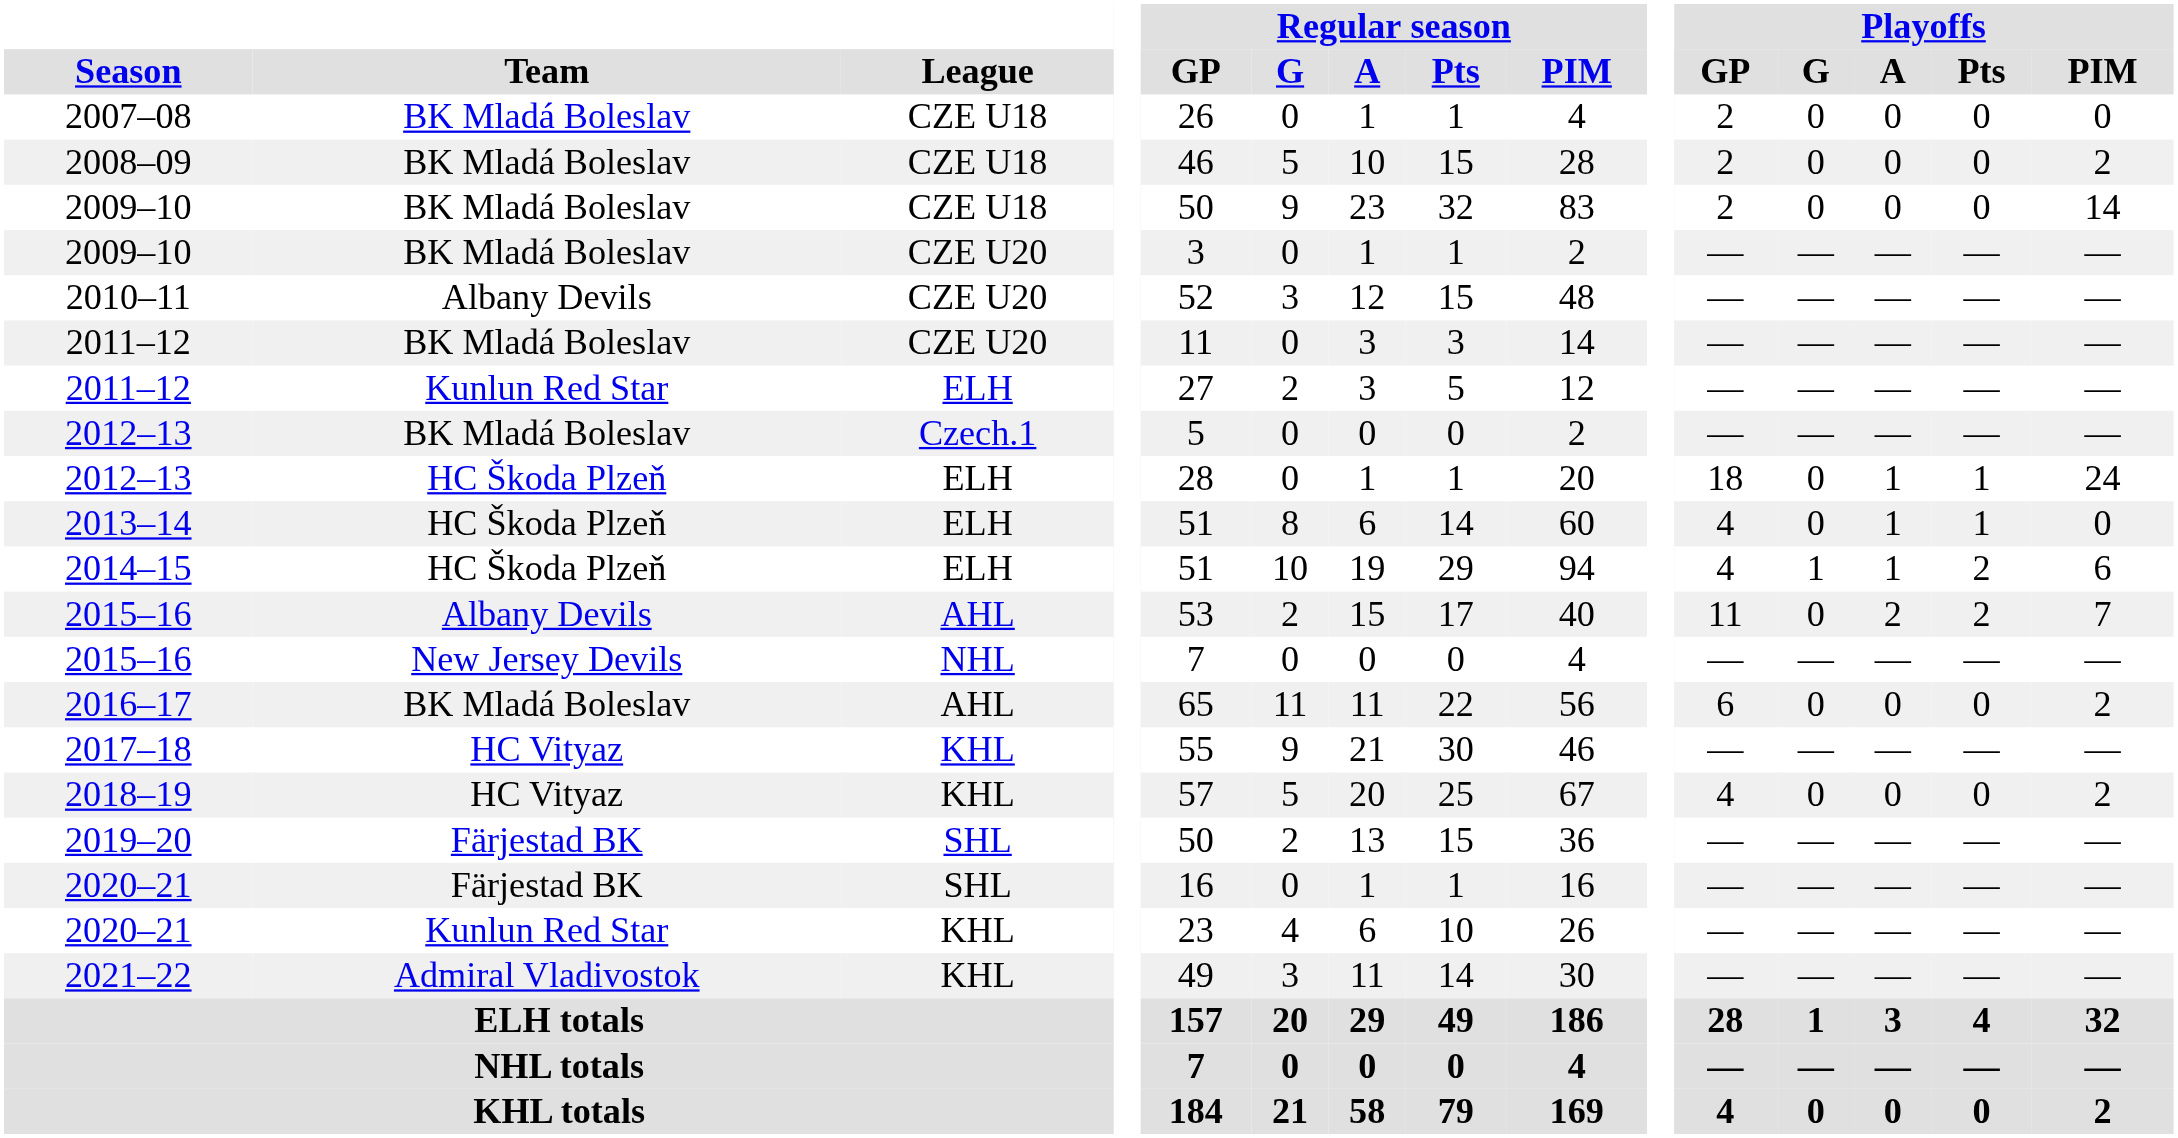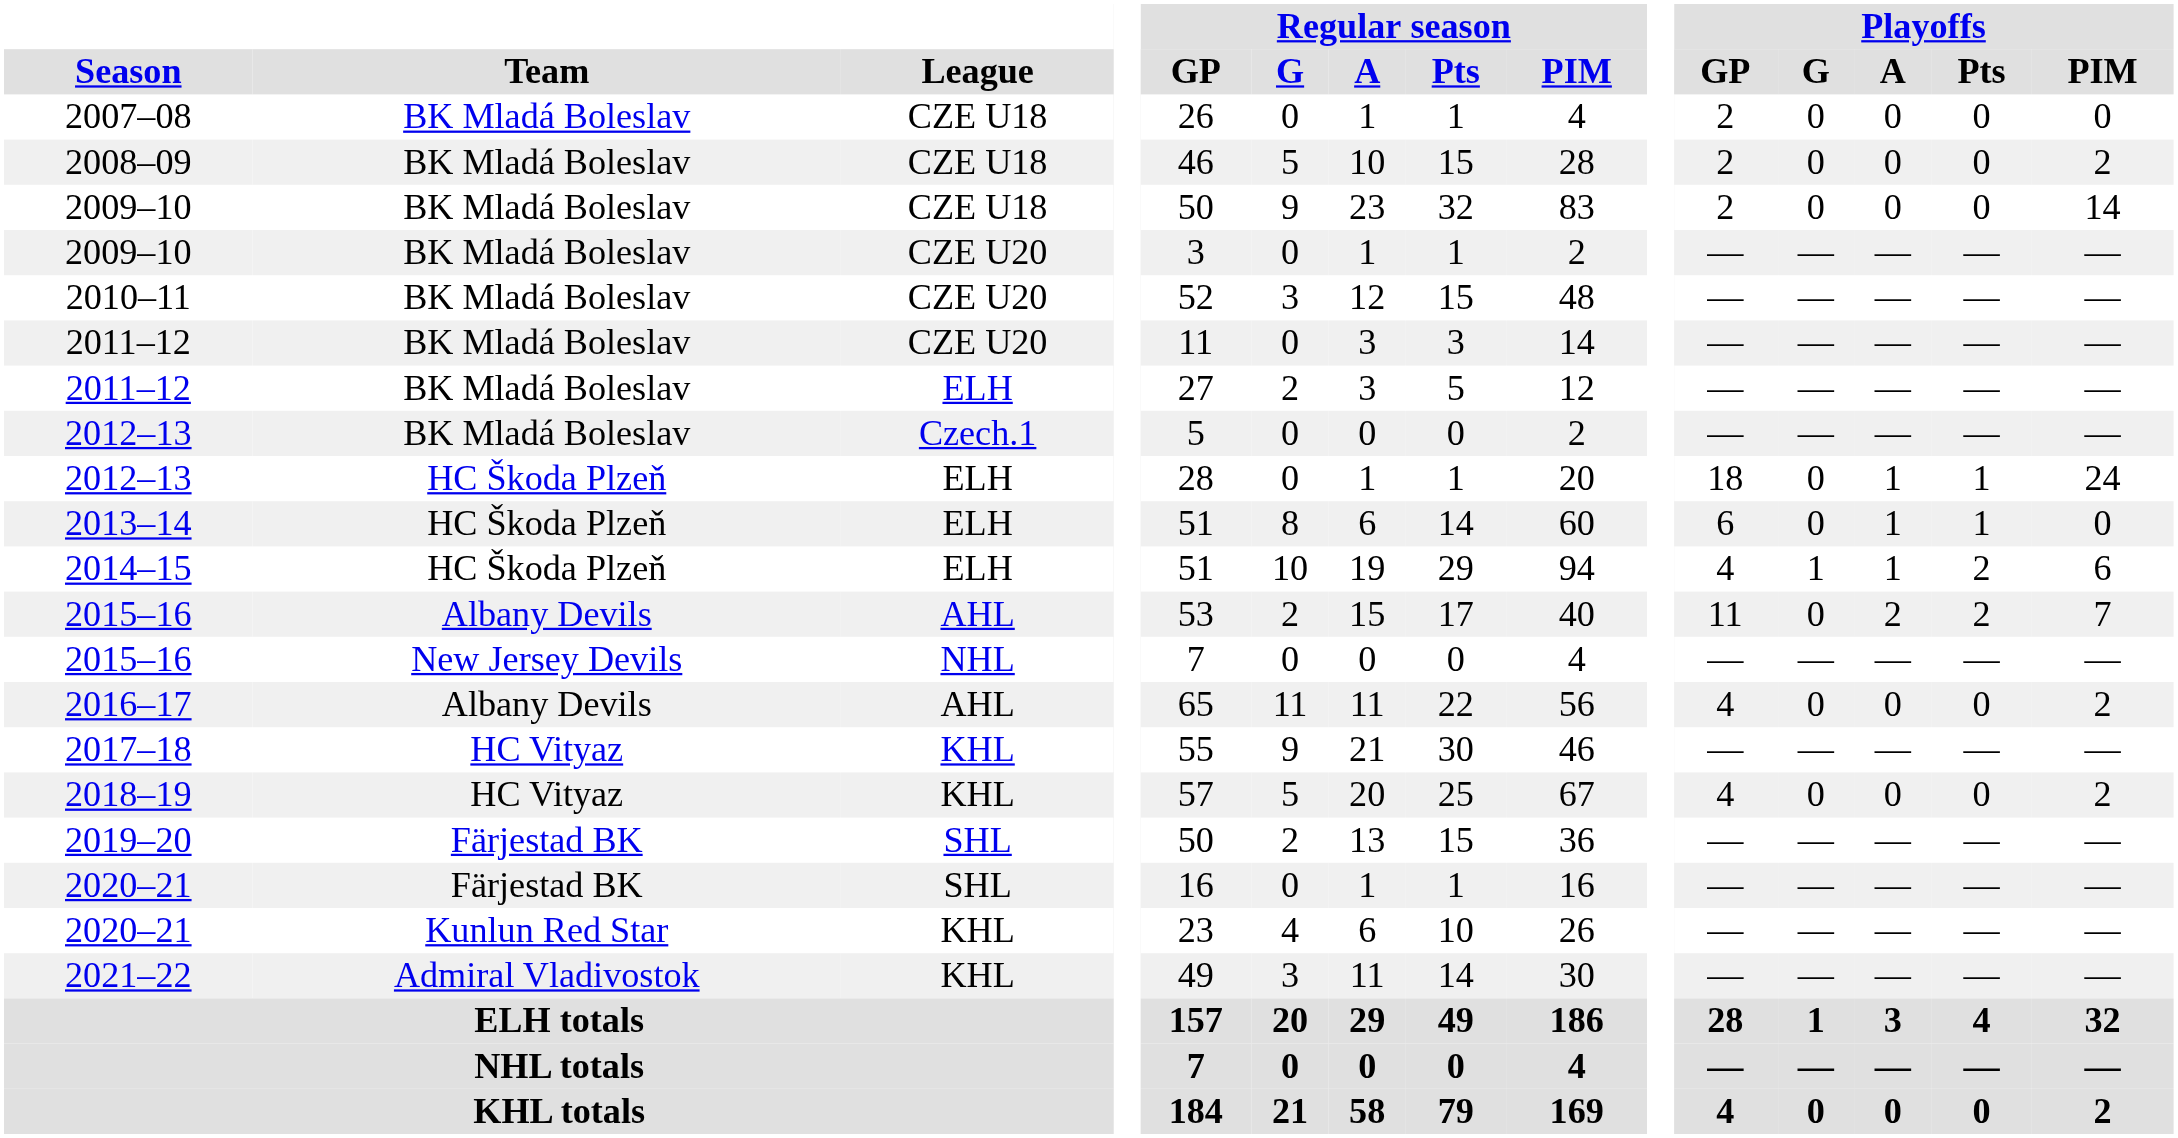(547, 297) Albany Devils -> (547, 297) BK Mladá Boleslav
(547, 387) Kunlun Red Star -> (547, 387) BK Mladá Boleslav
(1725, 523) 4 -> (1725, 523) 6
(547, 703) BK Mladá Boleslav -> (547, 703) Albany Devils
(1725, 703) 6 -> (1725, 703) 4
